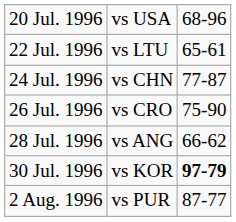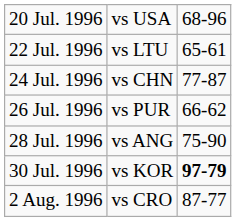(142, 110) vs CRO -> (141, 110) vs PUR
(204, 110) 75-90 -> (204, 110) 66-62
(204, 140) 66-62 -> (204, 140) 75-90
(141, 200) vs PUR -> (142, 200) vs CRO
